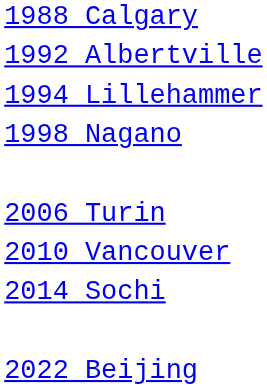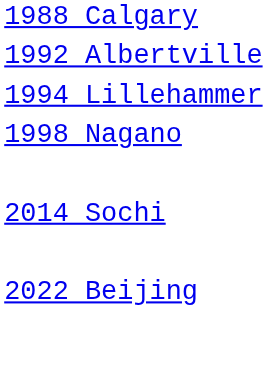- row: (85, 213)
- row: (117, 253)
